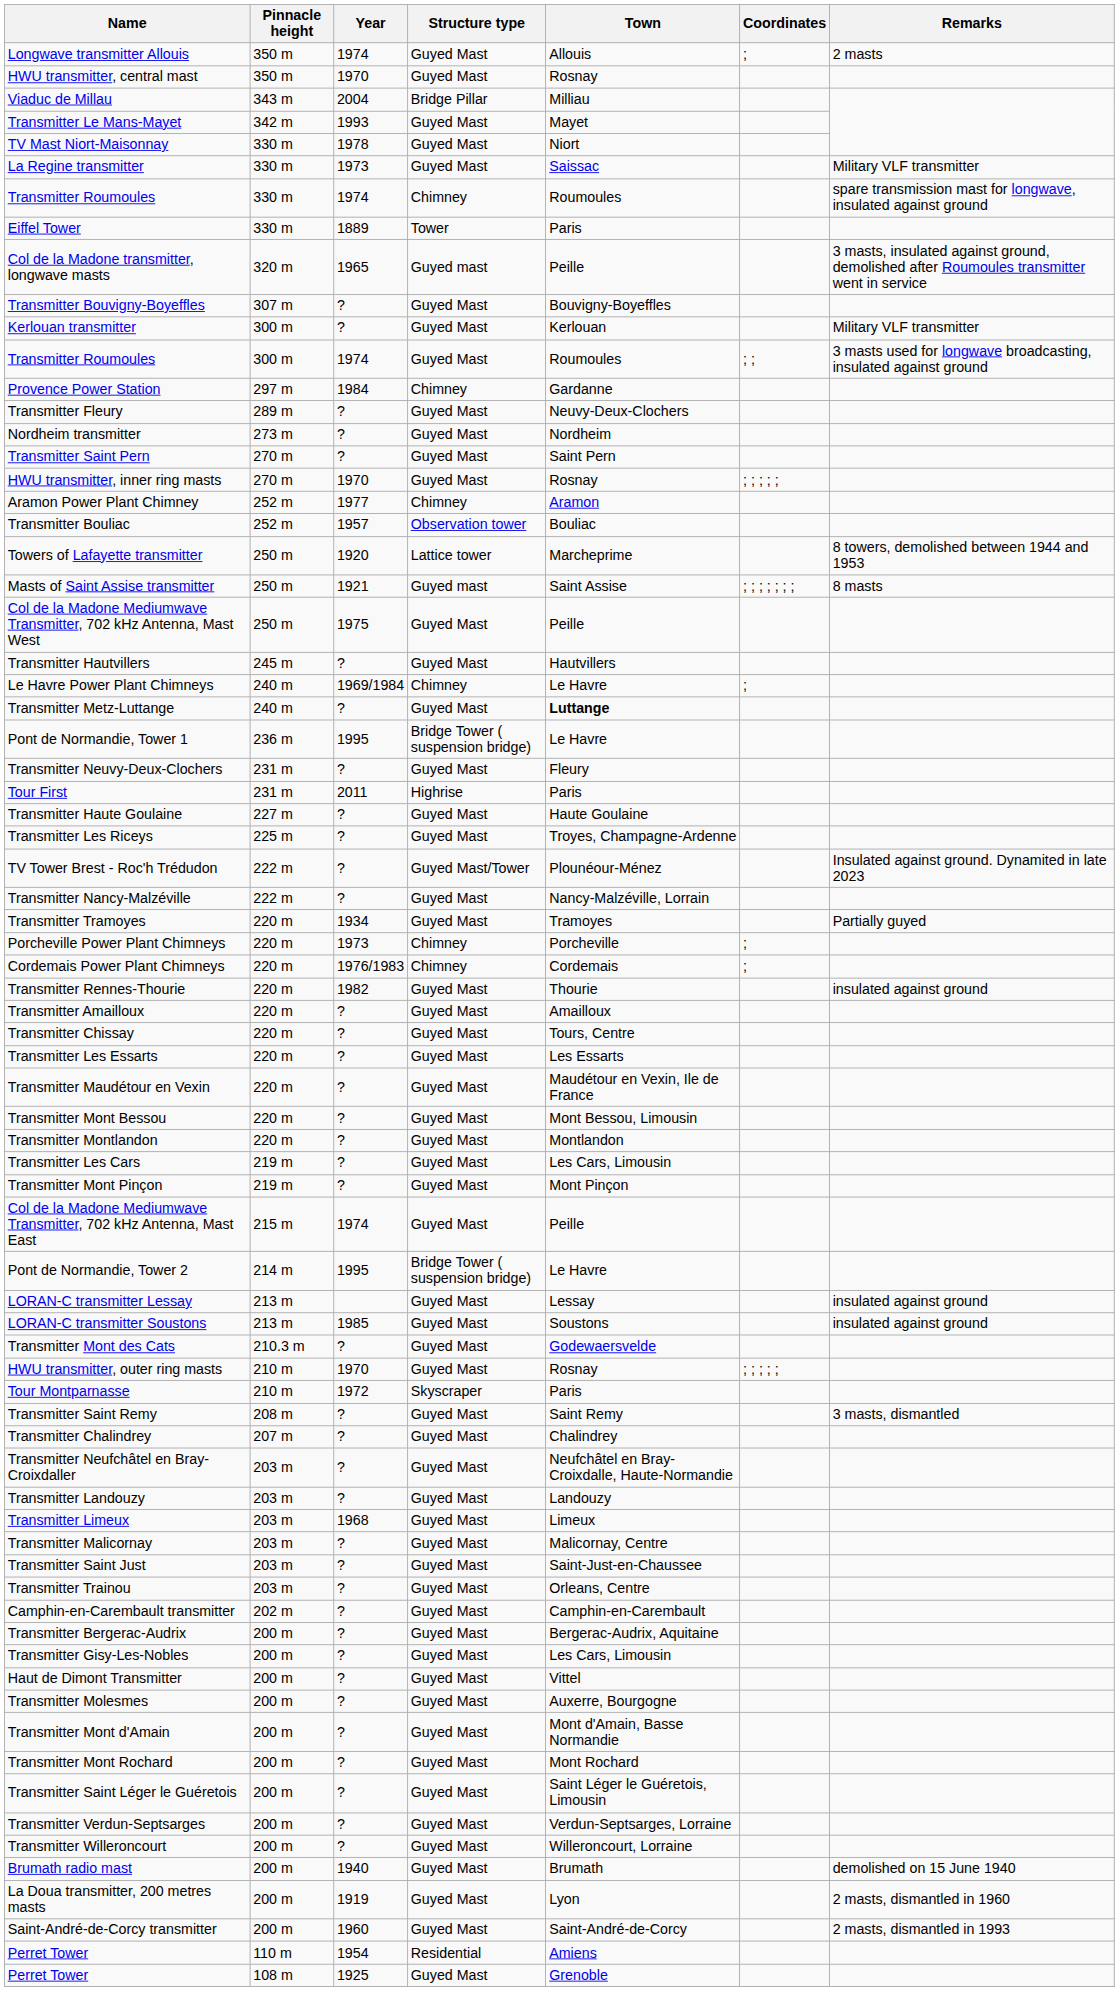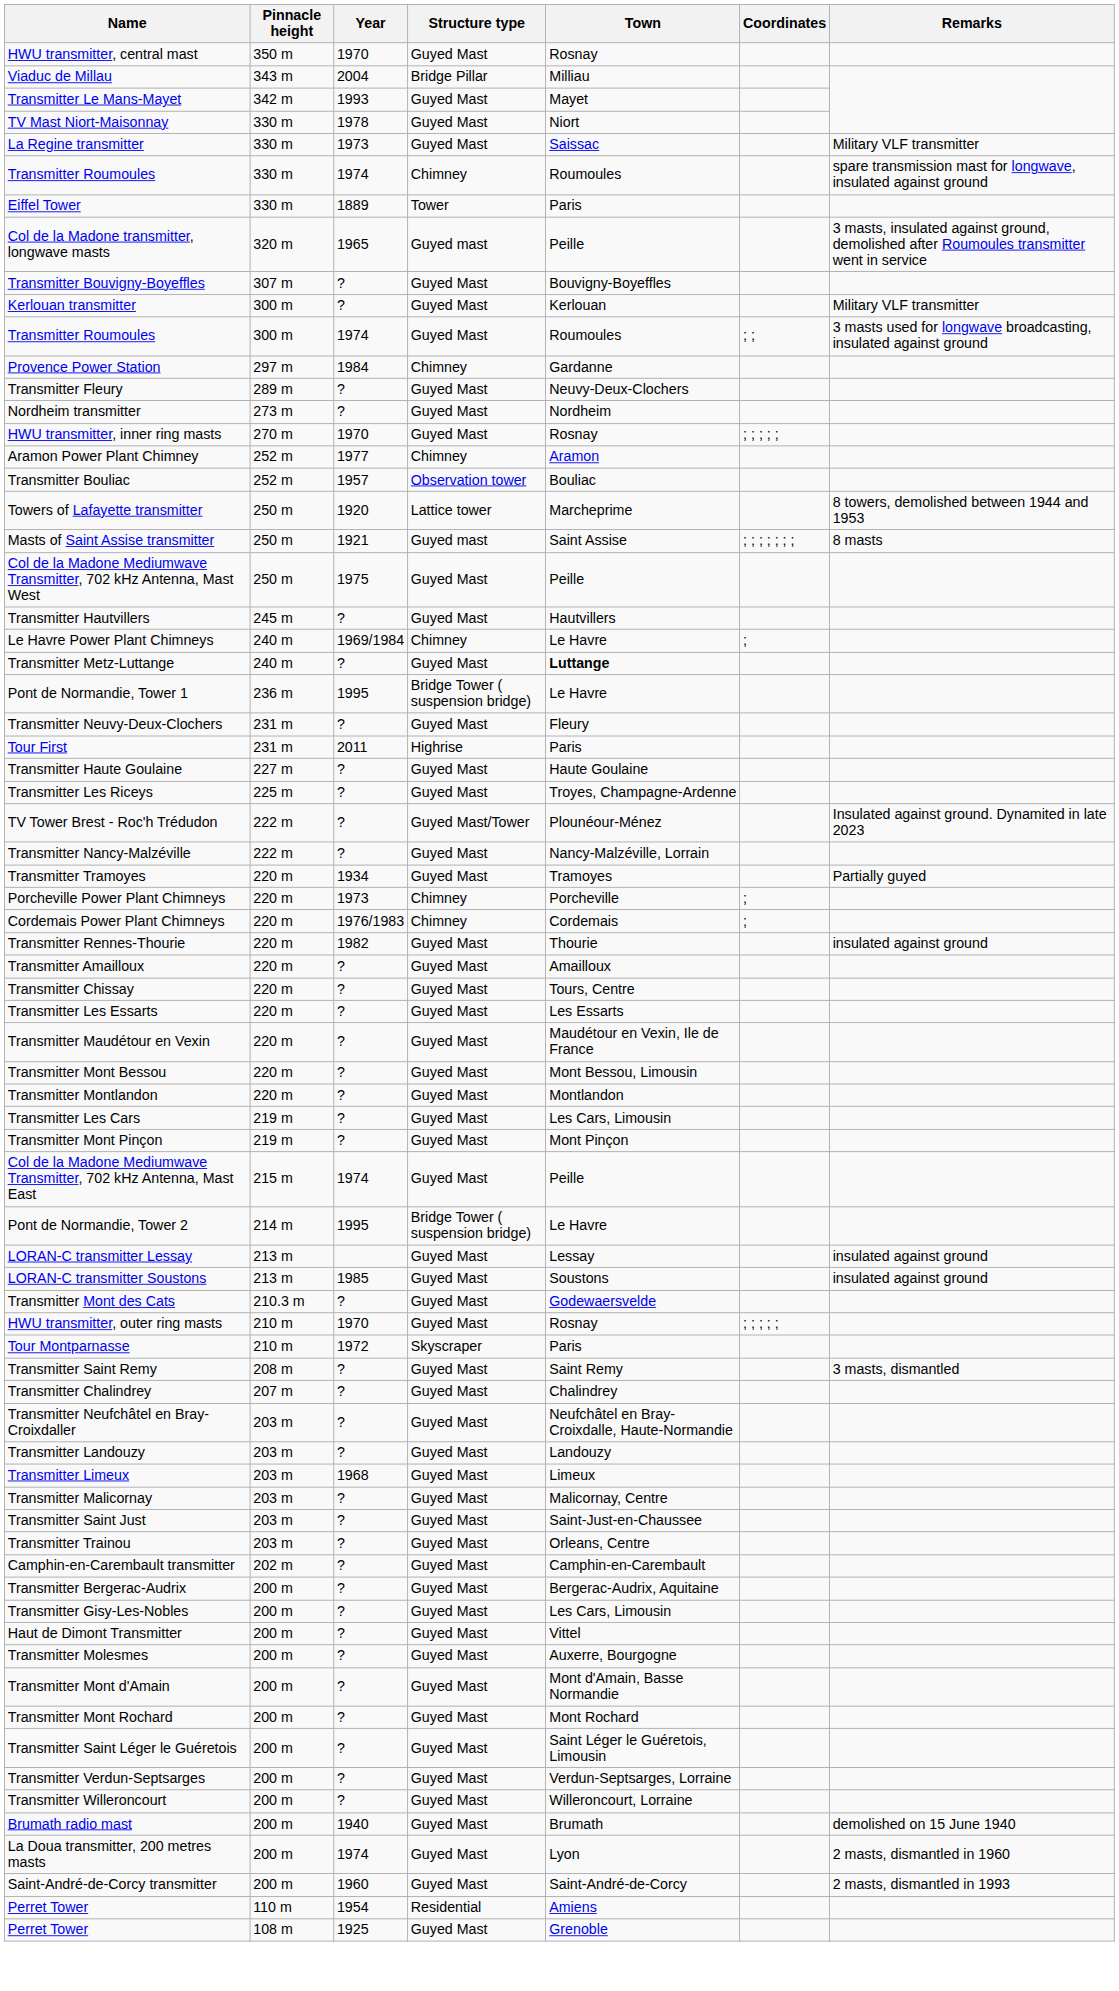- row: (98, 54)
- row: (79, 457)
(353, 1899) 1919 -> (353, 1854) 1974
